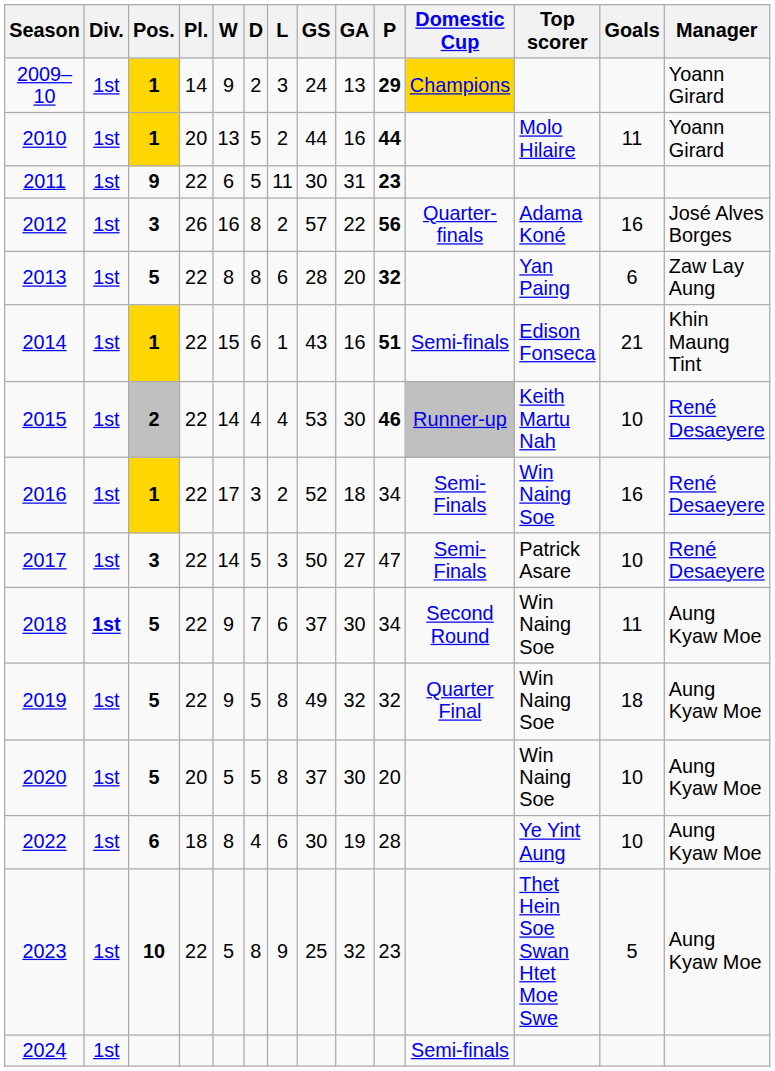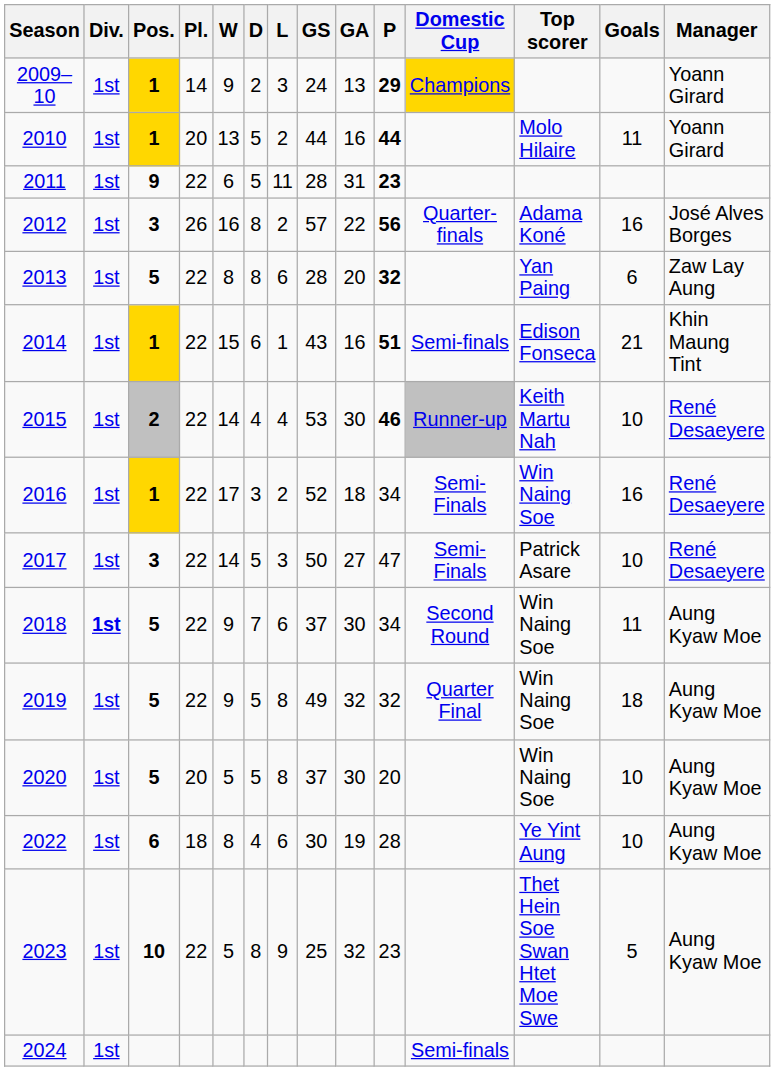(316, 181) 30 -> (316, 181) 28
